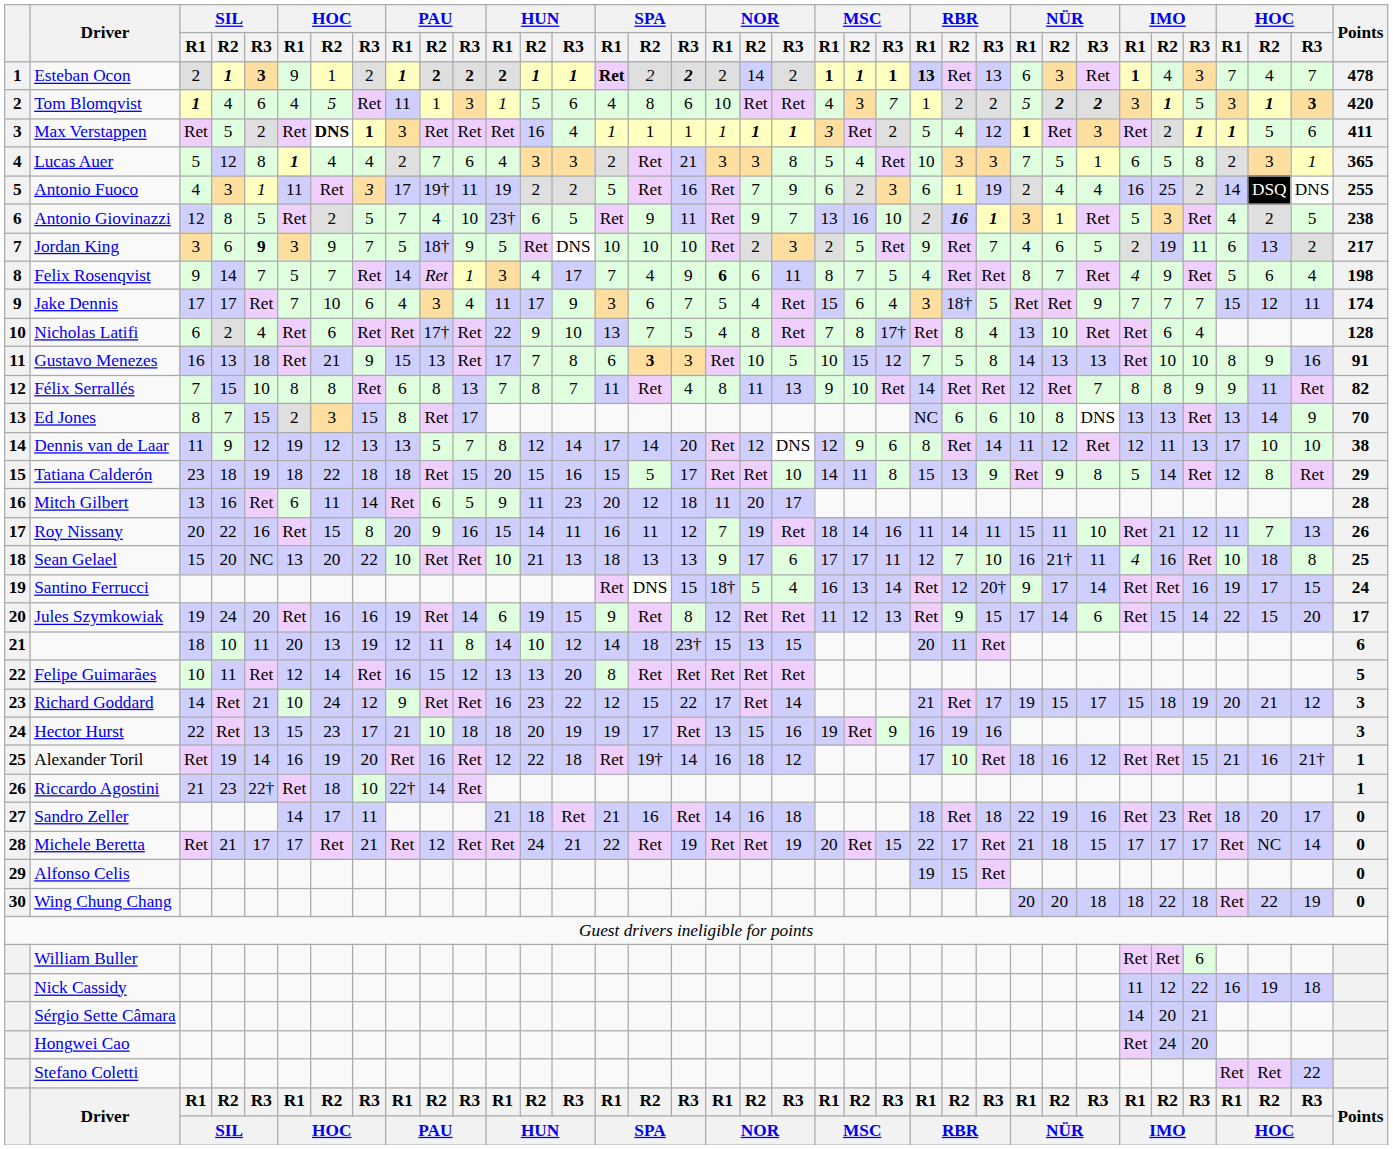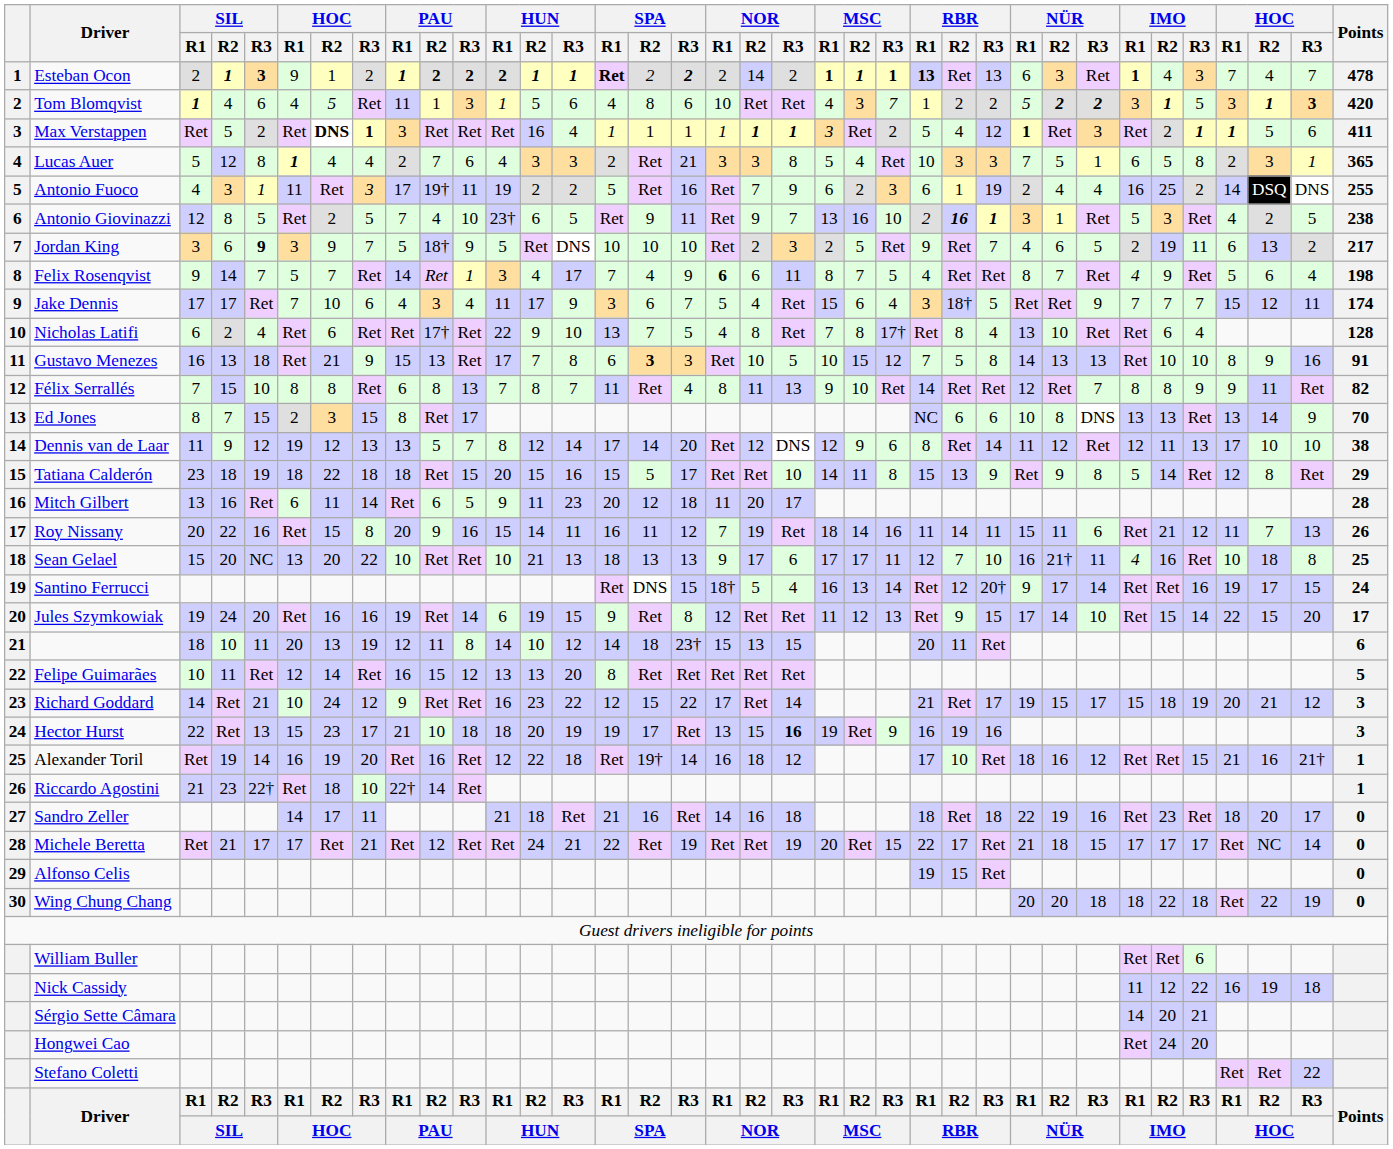(1098, 531) 10 -> (1098, 531) 6
(1098, 616) 6 -> (1098, 616) 10
(793, 730) normal -> (793, 730) bold
